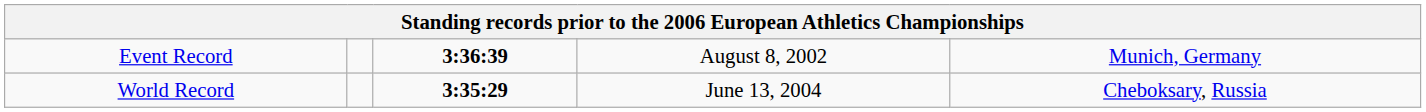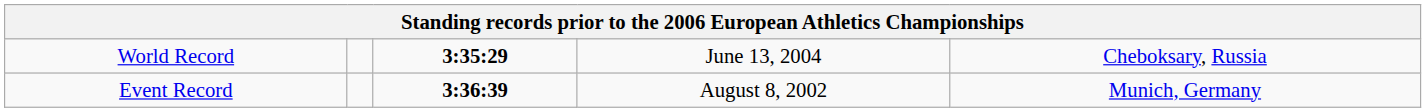rows swapped: (176, 89) <-> (176, 55)
